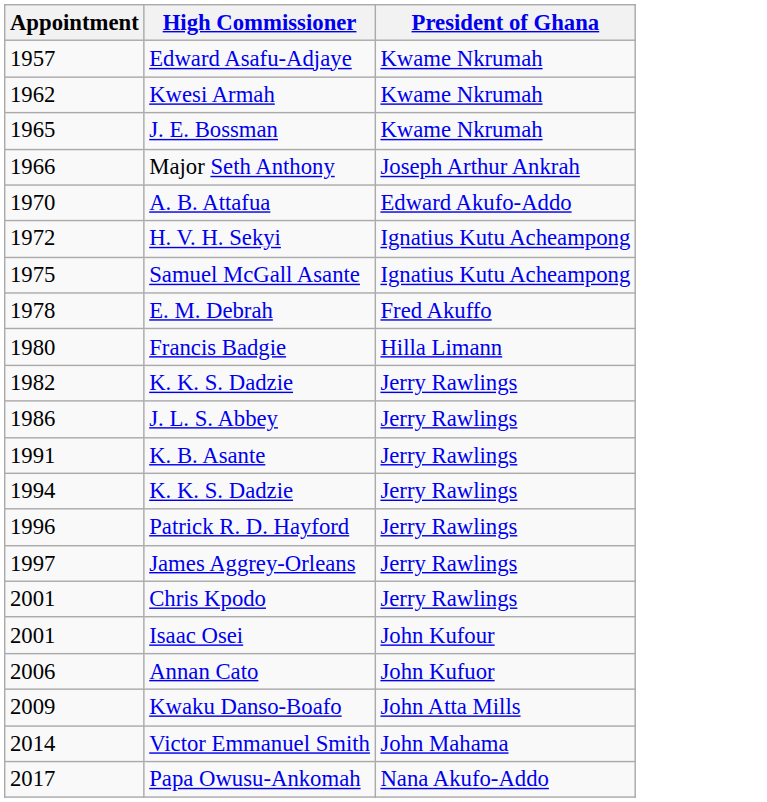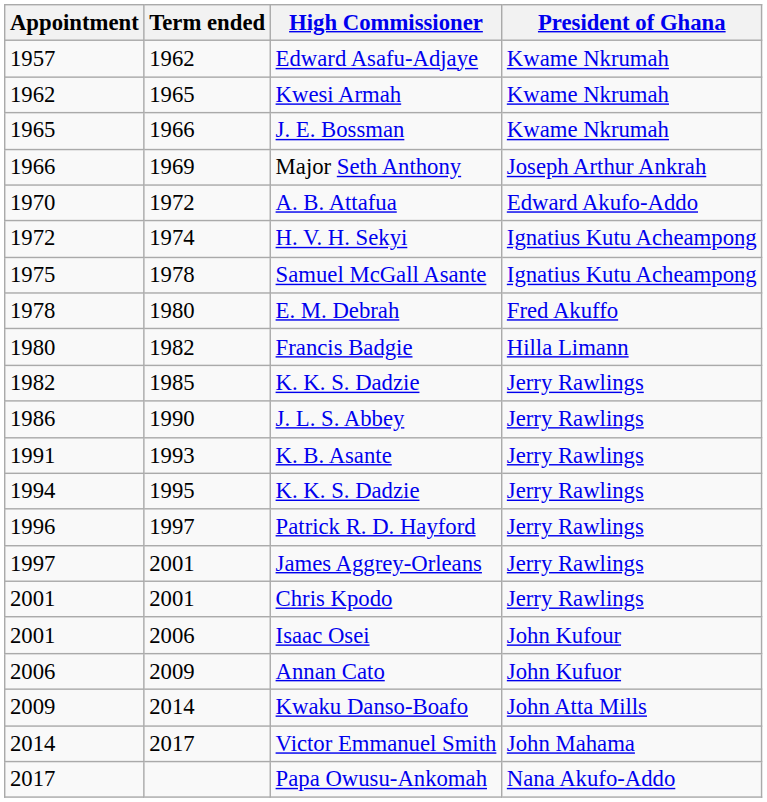+ column: (207, 22)
